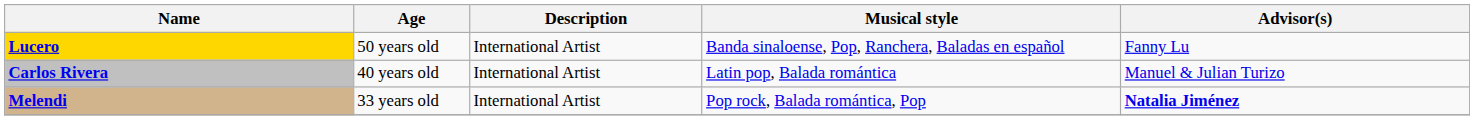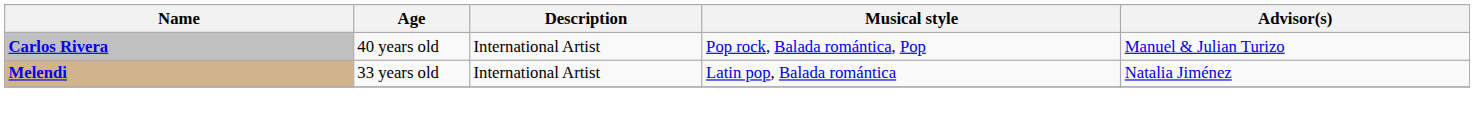- row: (34, 46)
(801, 73) Latin pop, Balada romántica -> (816, 46) Pop rock, Balada romántica, Pop
(816, 101) Pop rock, Balada romántica, Pop -> (801, 73) Latin pop, Balada romántica
(1182, 101) bold -> (1178, 73) normal
